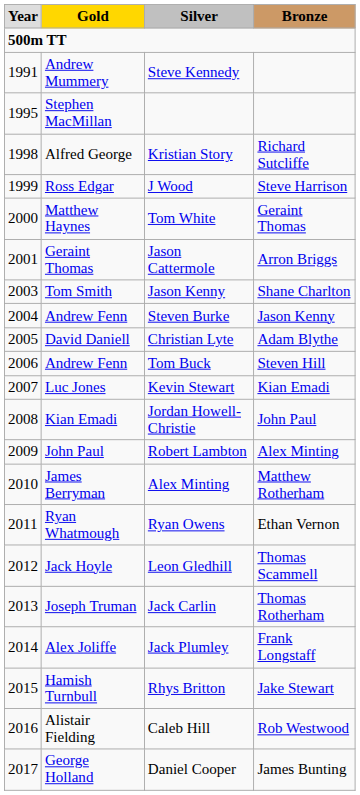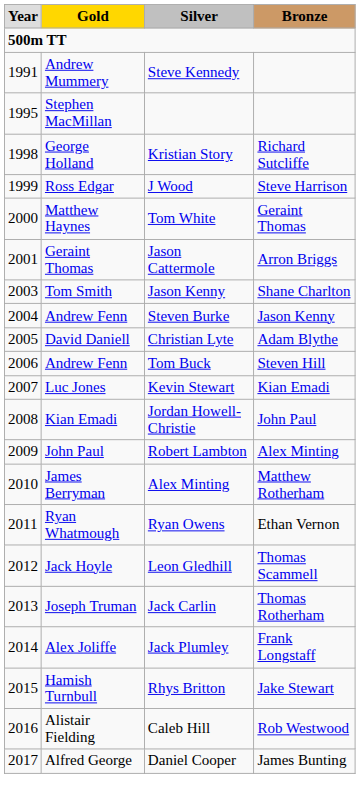(88, 154) Alfred George -> (69, 154) George Holland
(69, 769) George Holland -> (88, 761) Alfred George
